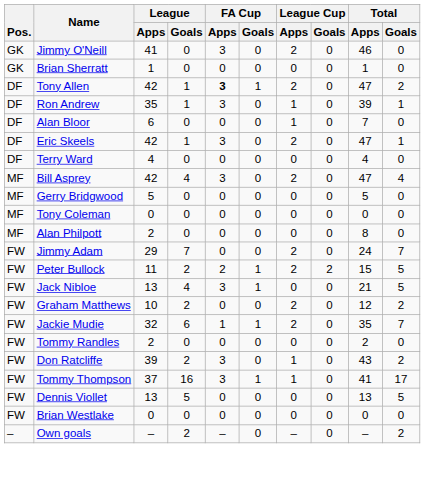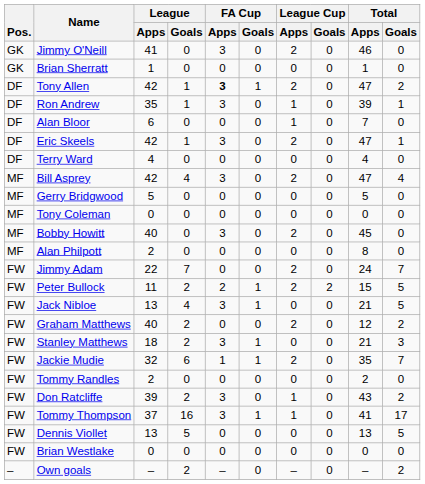+ row: (71, 232)
(151, 251) 29 -> (151, 269) 22
(151, 305) 10 -> (151, 324) 40
+ row: (82, 342)
